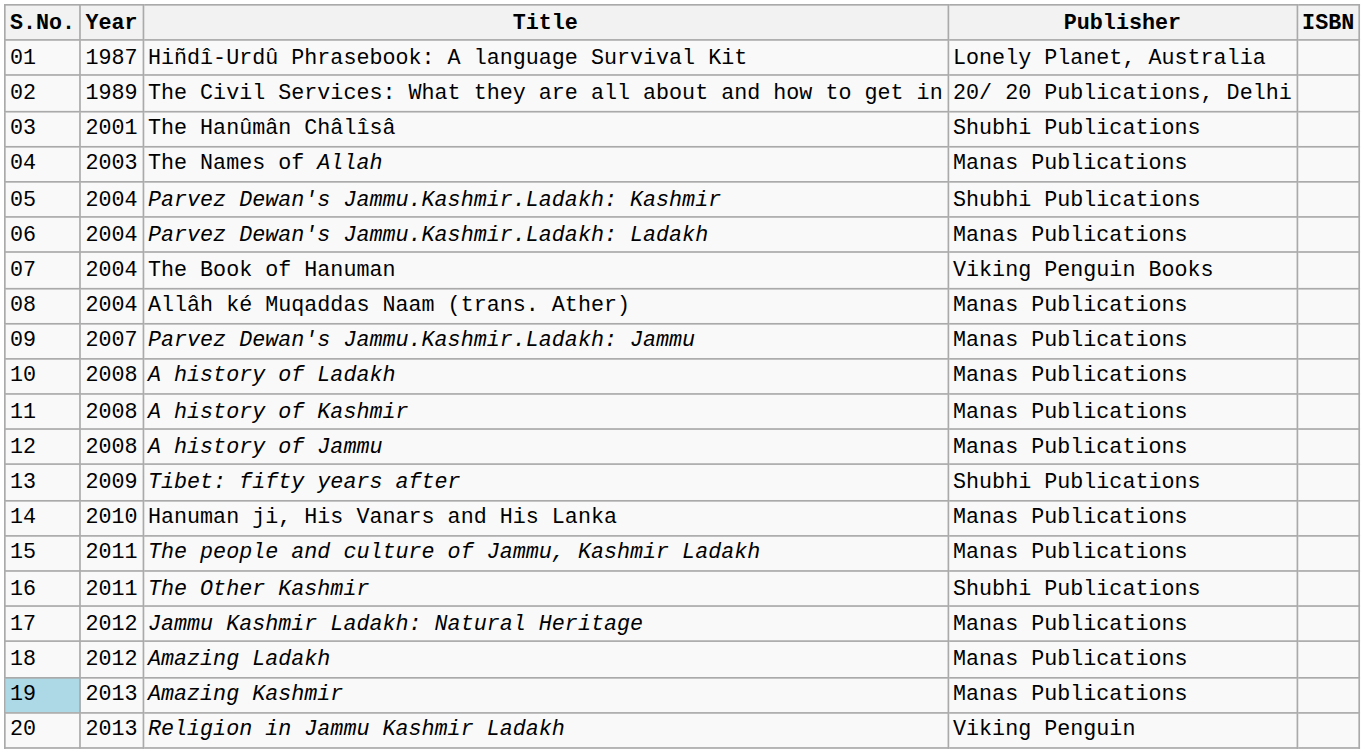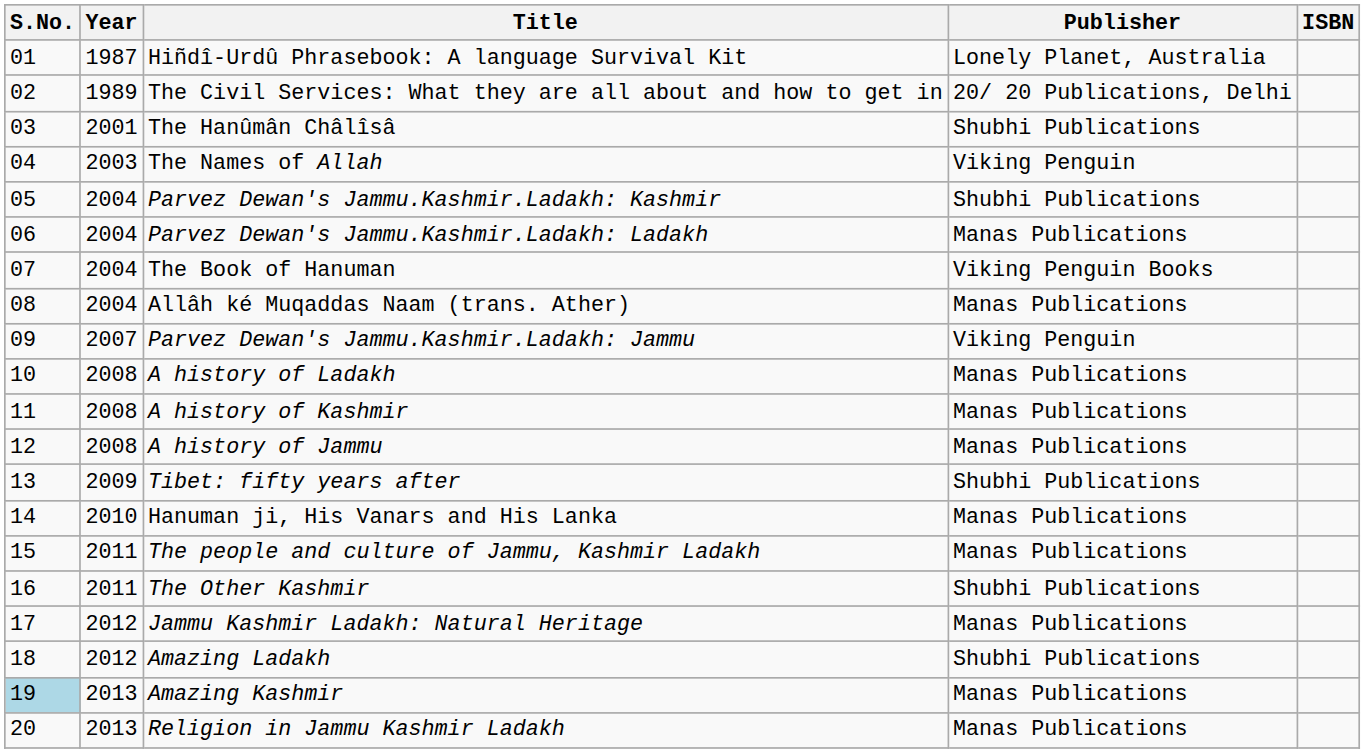(1070, 164) Manas Publications -> (1044, 164) Viking Penguin
(1070, 341) Manas Publications -> (1044, 341) Viking Penguin
(1070, 659) Manas Publications -> (1077, 659) Shubhi Publications
(1044, 730) Viking Penguin -> (1070, 730) Manas Publications
